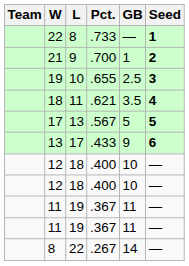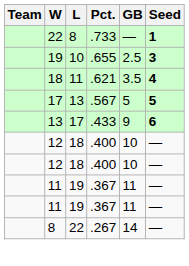- row: (55, 57)
